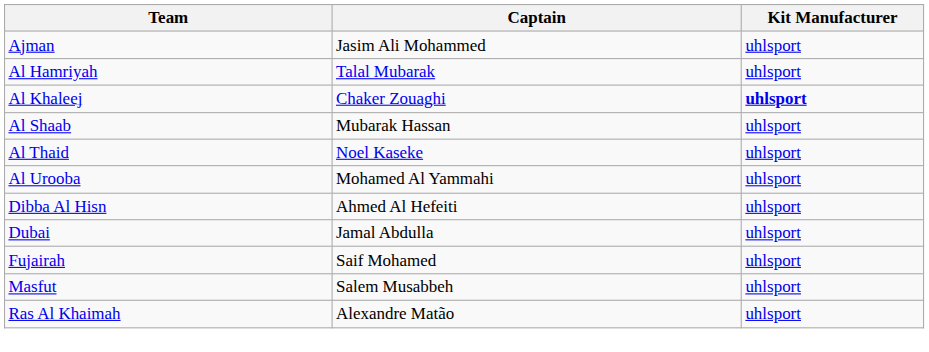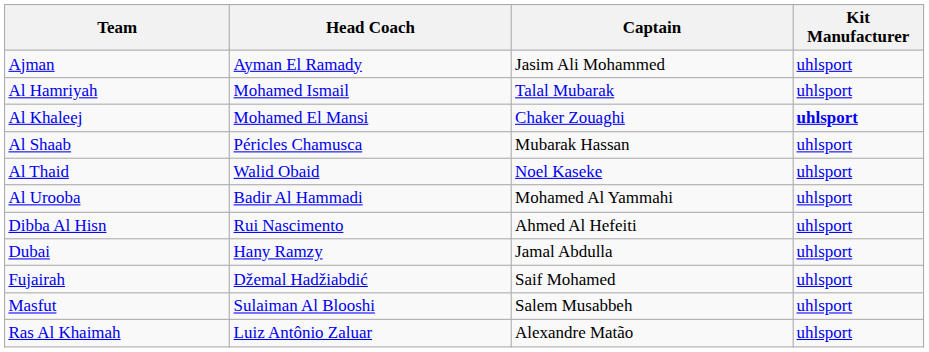+ column: (370, 27)
